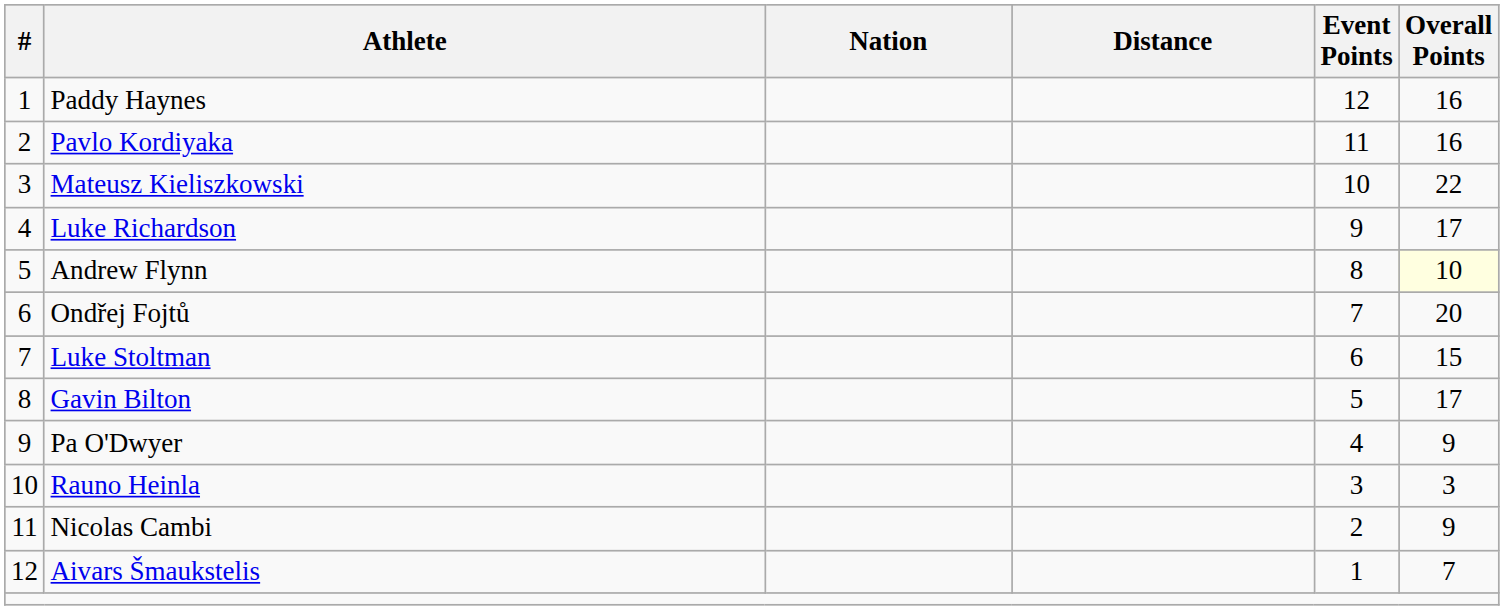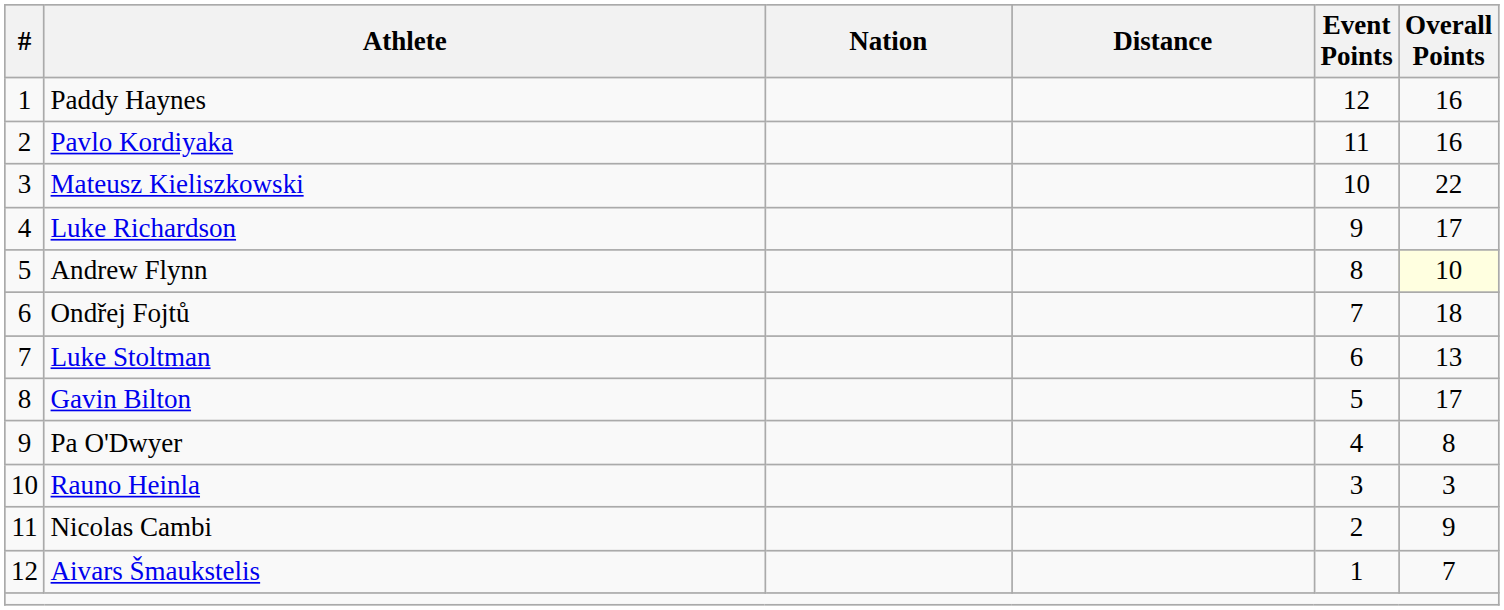(1449, 313) 20 -> (1449, 313) 18
(1449, 356) 15 -> (1449, 356) 13
(1449, 442) 9 -> (1449, 442) 8
